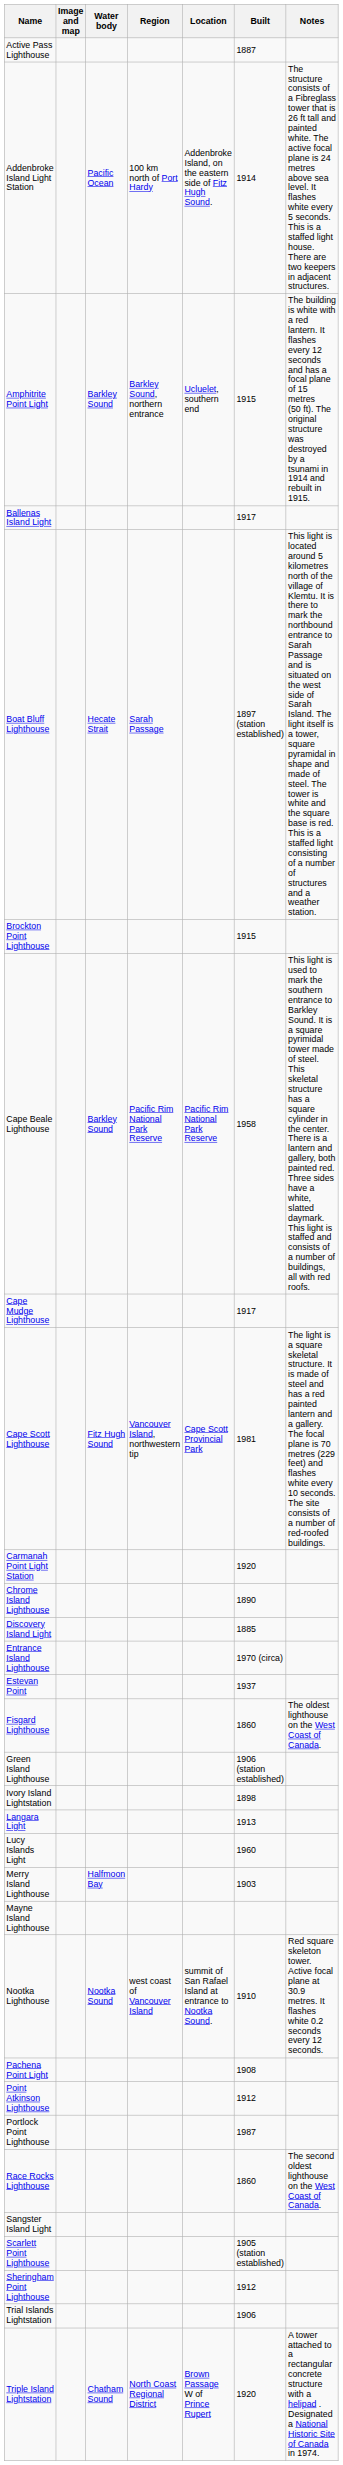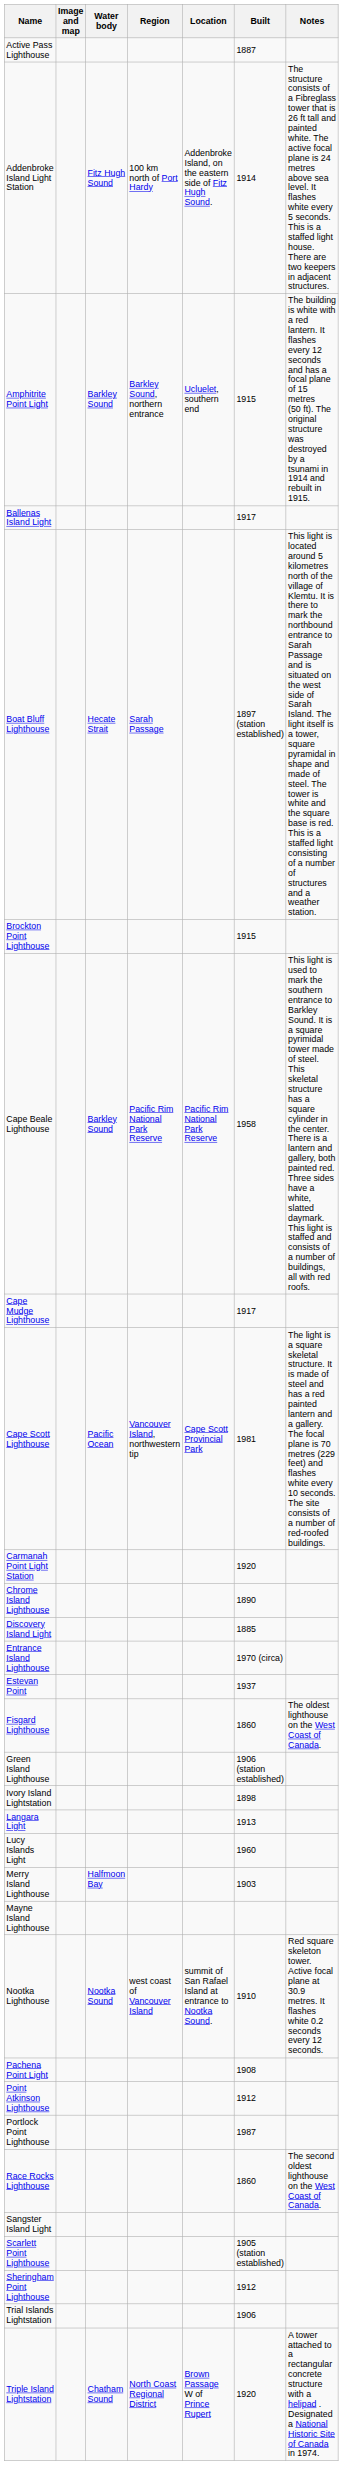(100, 177) Pacific Ocean -> (106, 177) Fitz Hugh Sound
(106, 1438) Fitz Hugh Sound -> (100, 1438) Pacific Ocean
